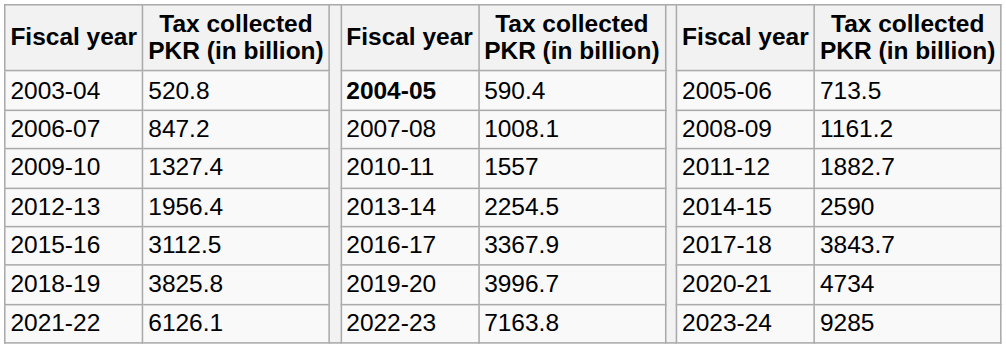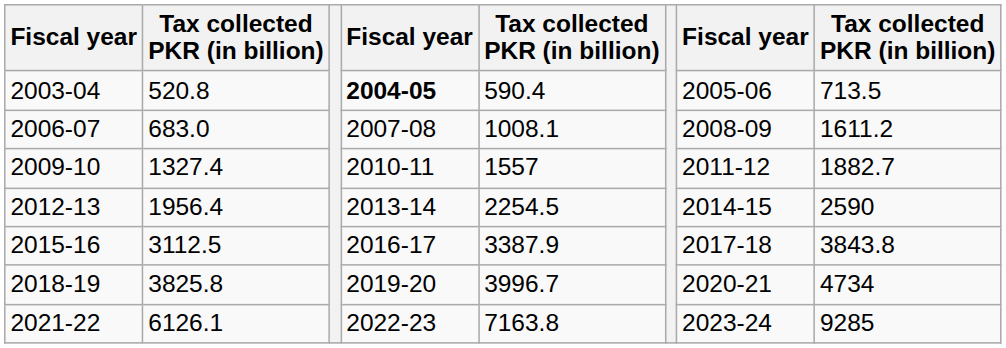(179, 129) 847.2 -> (179, 129) 683.0
(857, 129) 1161.2 -> (857, 129) 1611.2
(522, 245) 3367.9 -> (522, 245) 3387.9
(857, 245) 3843.7 -> (857, 245) 3843.8
